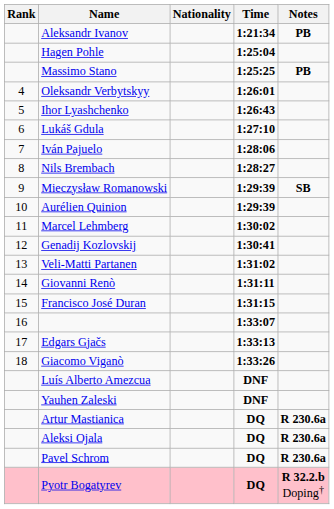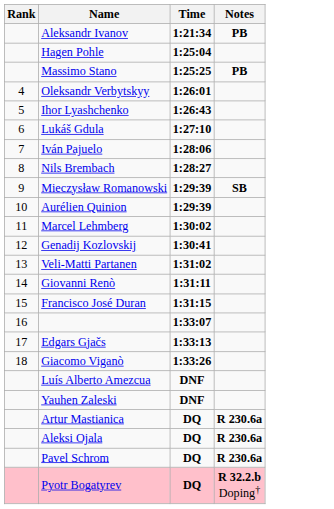- column: (202, 14)
